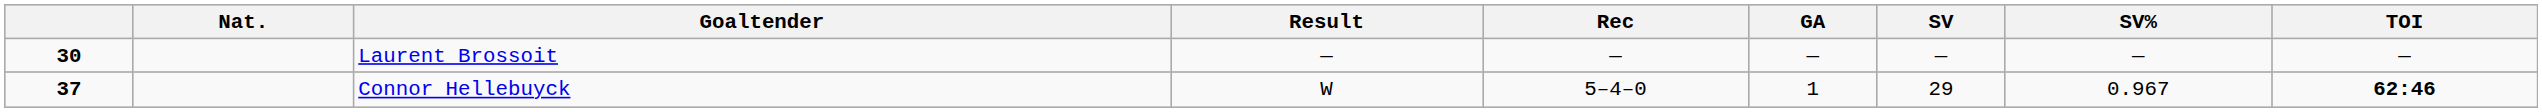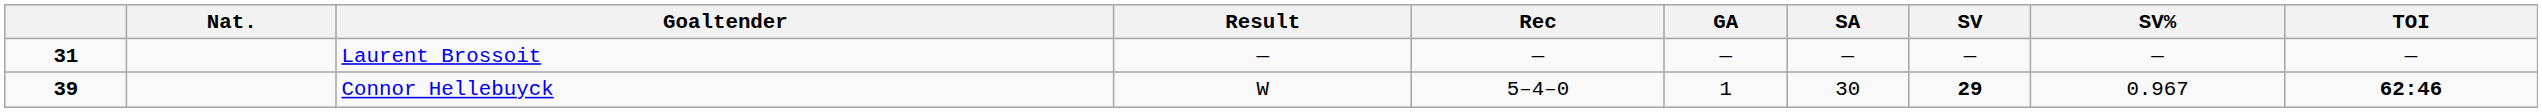+ column: (1848, 22)
(69, 56) 30 -> (66, 56) 31
(69, 90) 37 -> (66, 90) 39
(1941, 90) normal -> (1970, 90) bold
